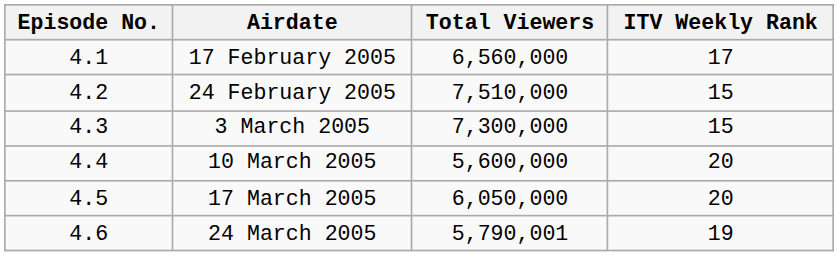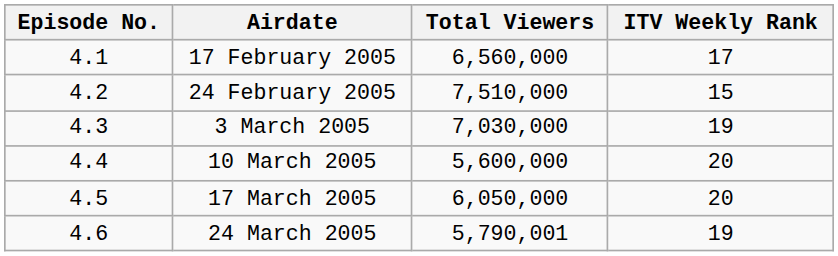(510, 128) 7,300,000 -> (510, 128) 7,030,000
(721, 128) 15 -> (721, 128) 19
